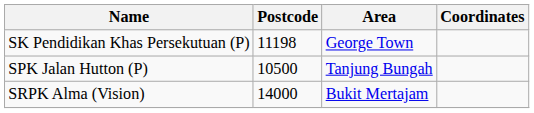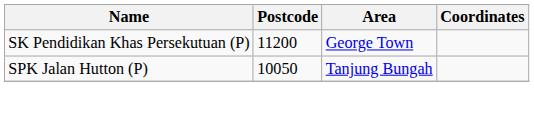(277, 42) 11198 -> (277, 42) 11200
(277, 68) 10500 -> (277, 68) 10050
- row: (76, 94)
